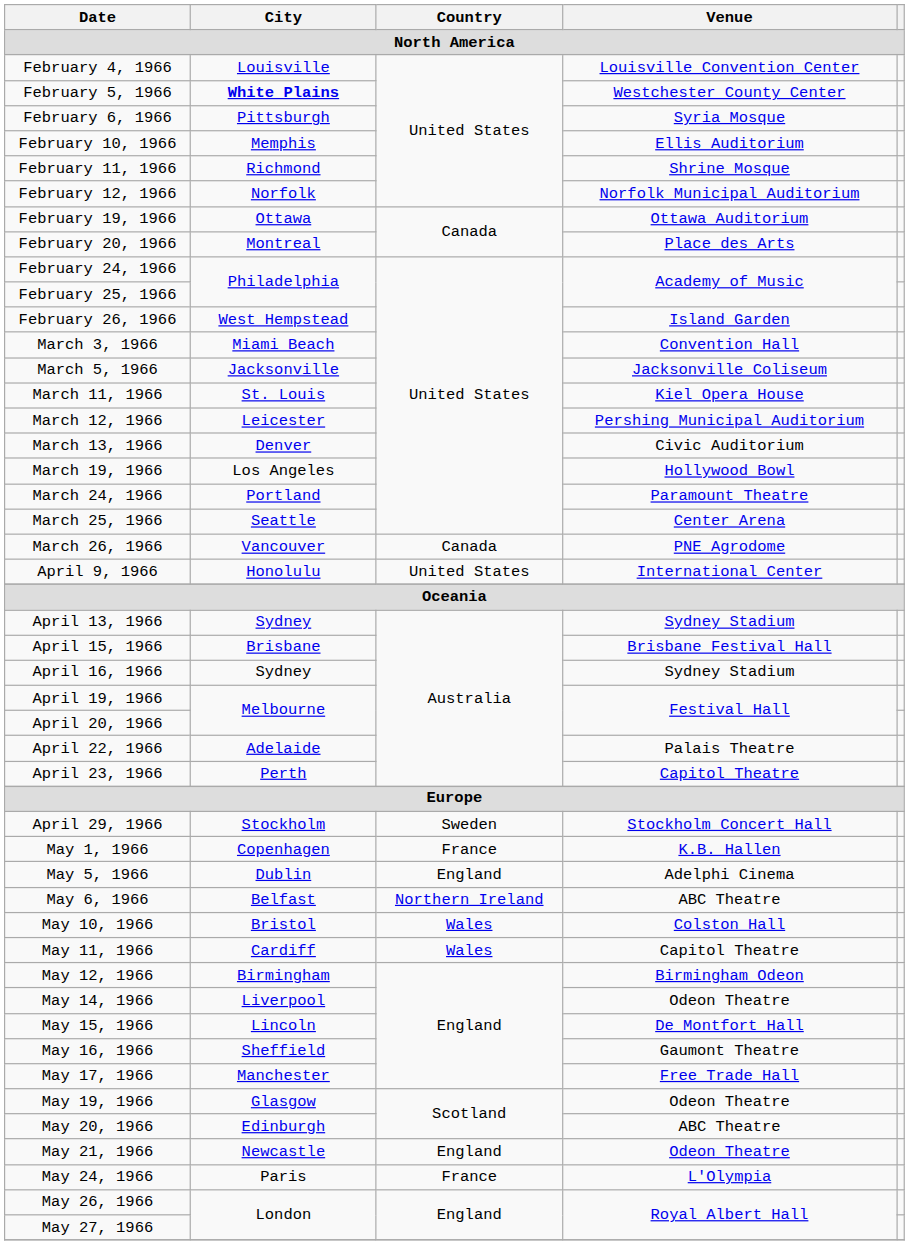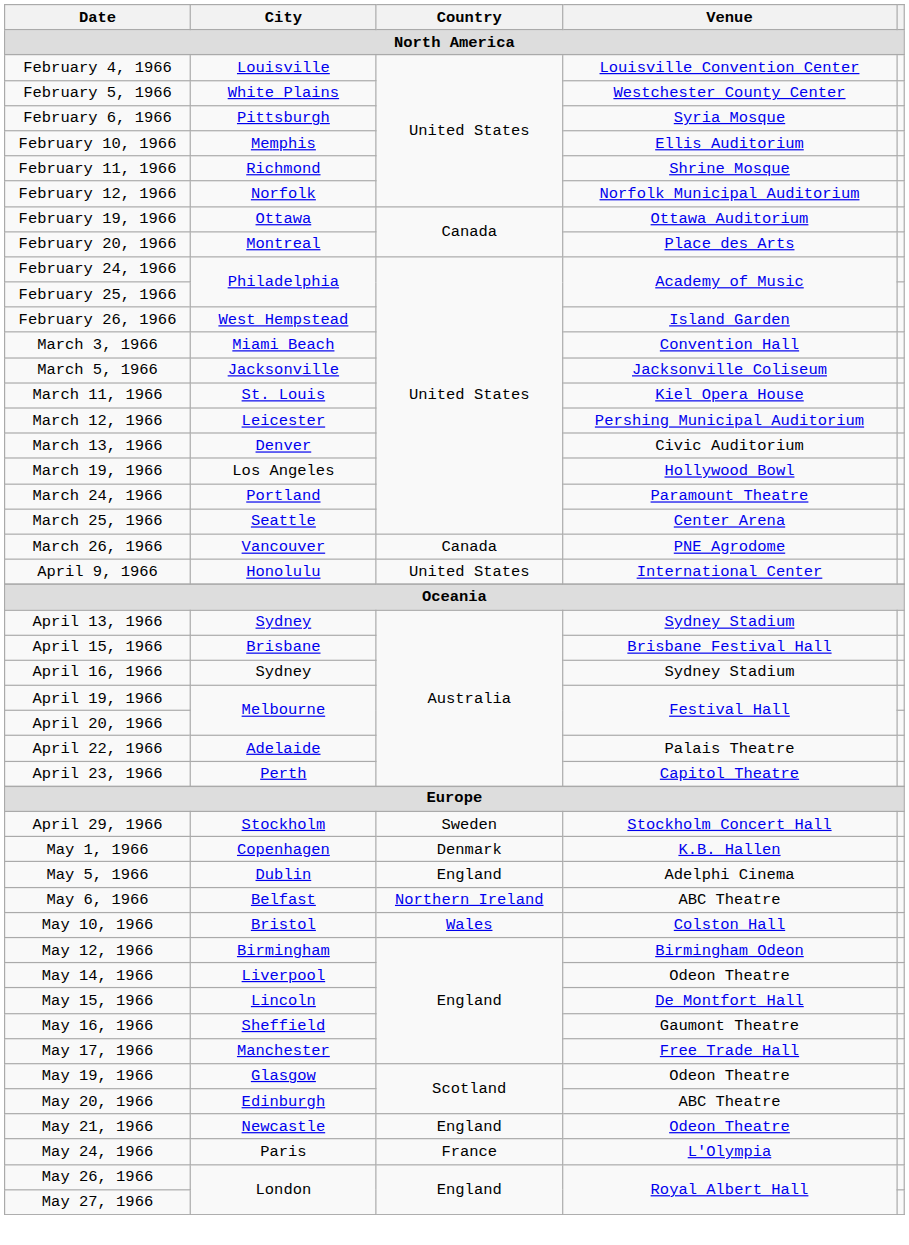(283, 93) bold -> (283, 93) normal
(469, 849) France -> (469, 849) Denmark
- row: (98, 950)
